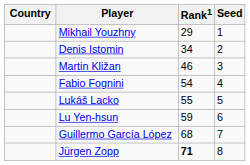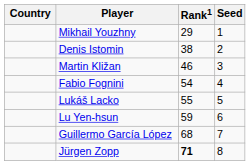(187, 49) 34 -> (187, 49) 38
